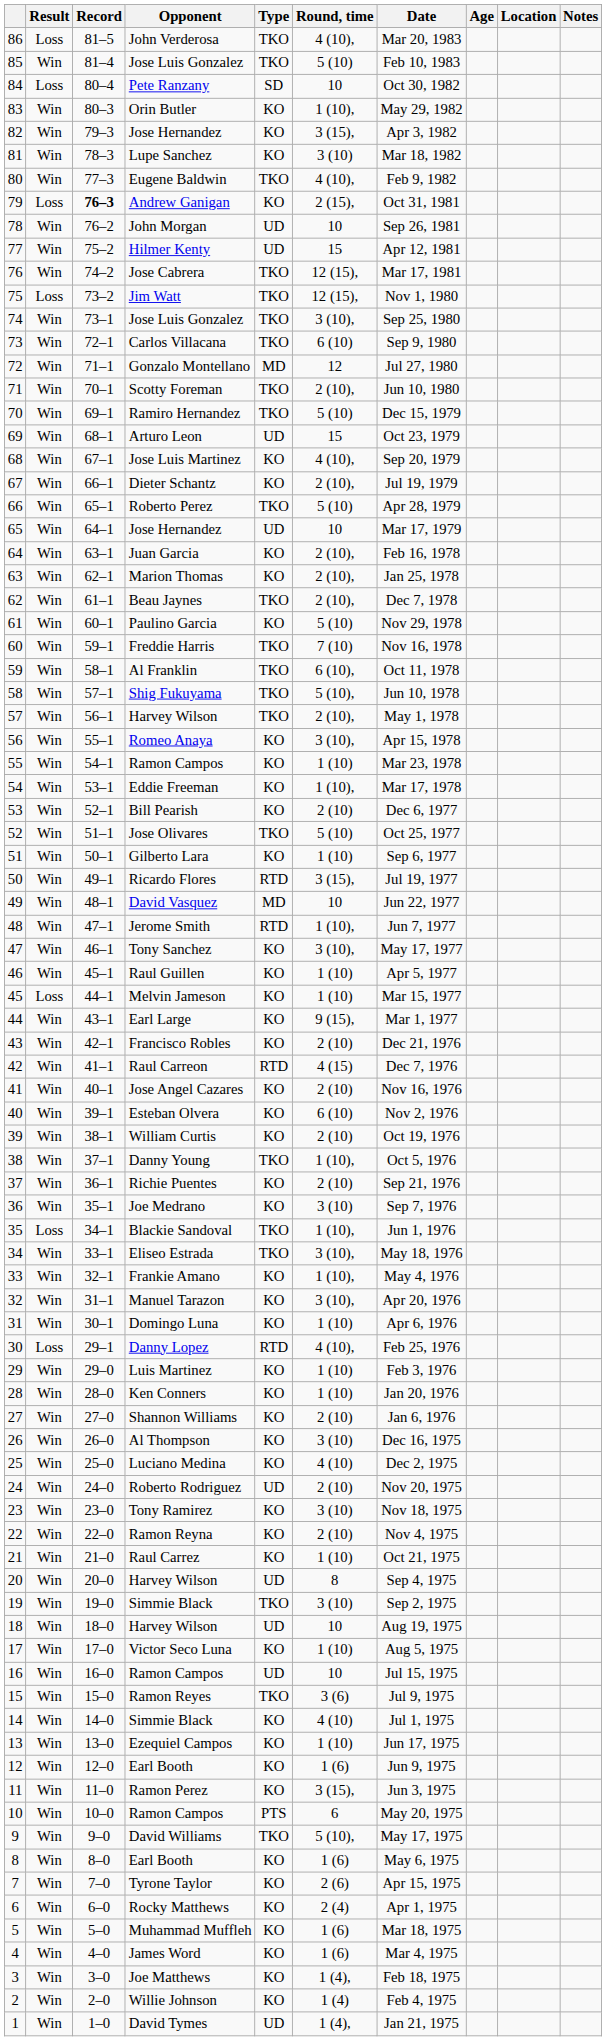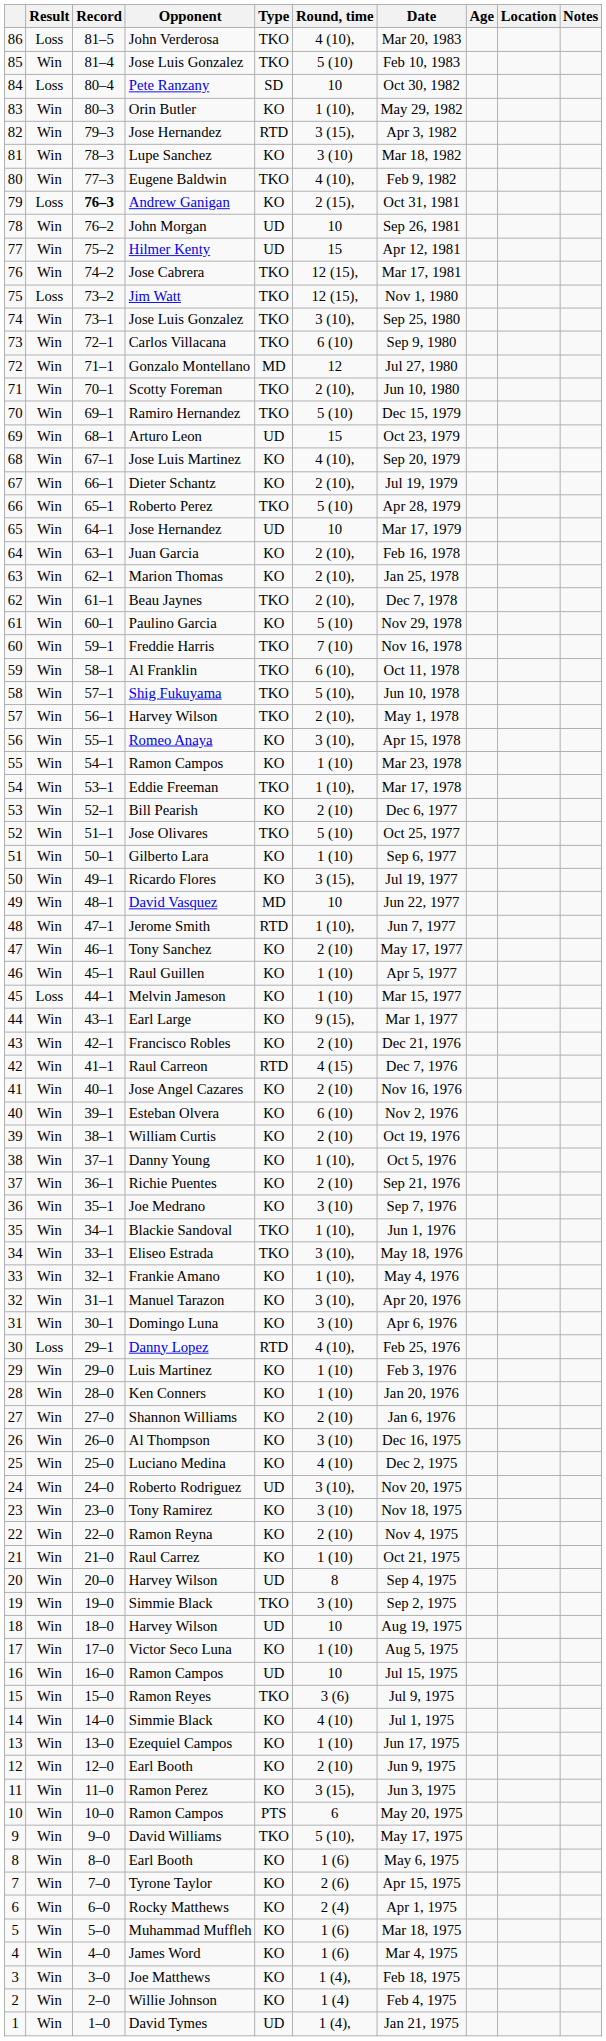(274, 132) KO -> (274, 132) RTD
(274, 786) KO -> (274, 786) TKO
(274, 879) RTD -> (274, 879) KO
(335, 949) 3 (10), -> (335, 949) 2 (10)
(274, 1160) TKO -> (274, 1160) KO
(49, 1230) Loss -> (49, 1230) Win
(335, 1323) 1 (10) -> (335, 1323) 3 (10)
(335, 1486) 2 (10) -> (335, 1486) 3 (10),
(335, 1767) 1 (6) -> (335, 1767) 2 (10)
